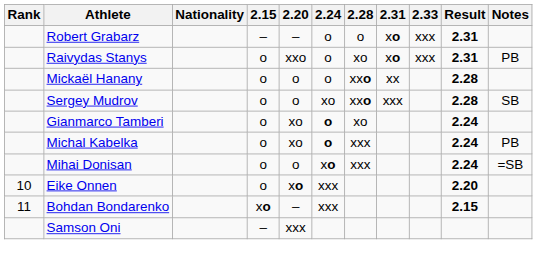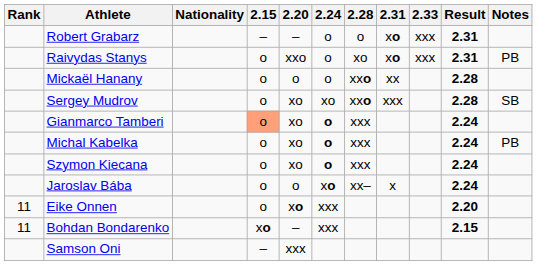(296, 100) o -> (296, 100) xo
(263, 121) no background -> (263, 121) lightsalmon background
(360, 121) xo -> (360, 121) xxx
+ row: (97, 164)
+ row: (89, 185)
- row: (89, 164)
(24, 185) 10 -> (24, 206) 11
